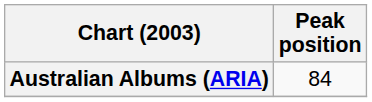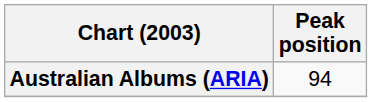(320, 79) 84 -> (320, 79) 94
